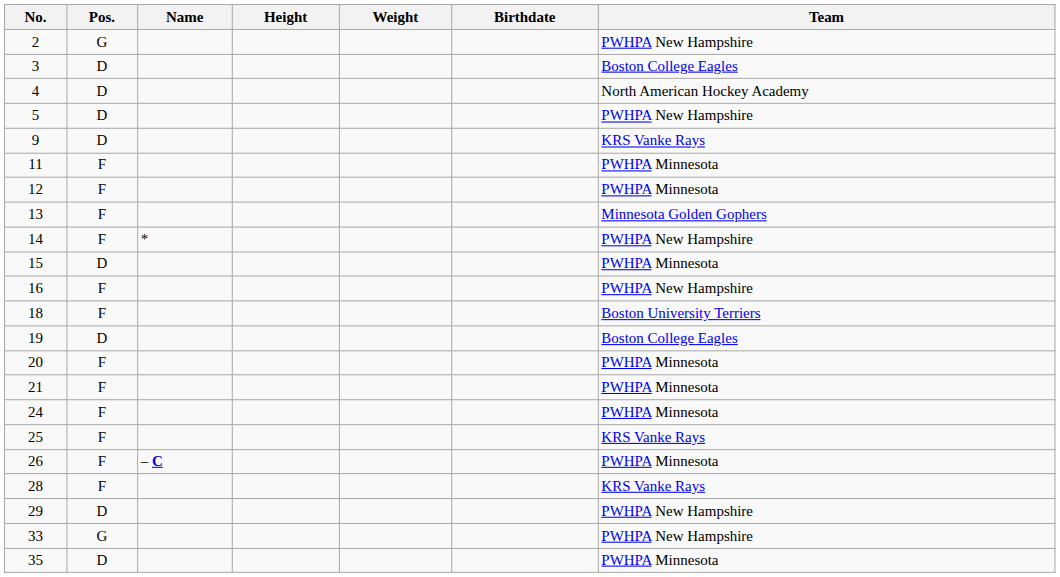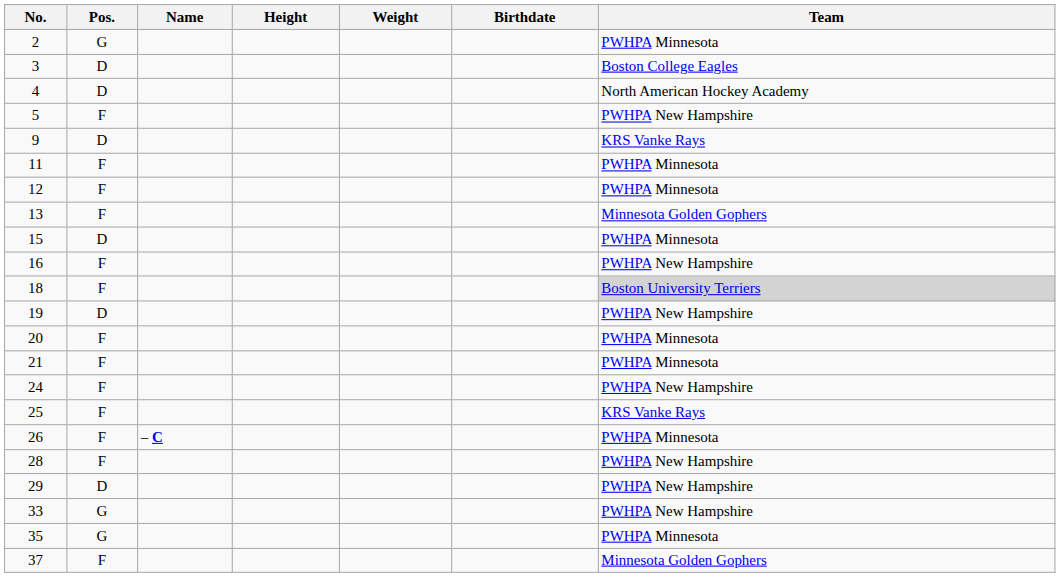(677, 41) PWHPA New Hampshire -> (660, 41) PWHPA Minnesota
(102, 116) D -> (102, 116) F
- row: (35, 239)
(681, 313) no background -> (681, 288) lightgrey background
(670, 338) Boston College Eagles -> (677, 313) PWHPA New Hampshire
(660, 412) PWHPA Minnesota -> (677, 387) PWHPA New Hampshire
(653, 486) KRS Vanke Rays -> (677, 461) PWHPA New Hampshire
(102, 560) D -> (102, 535) G
+ row: (35, 560)
